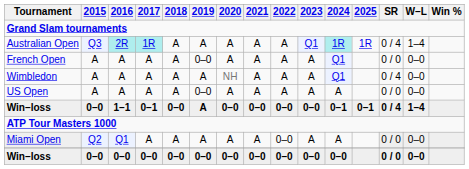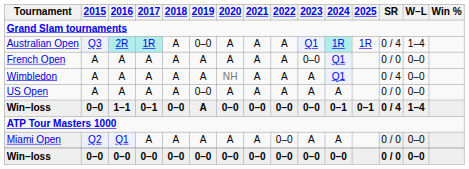(203, 44) A -> (203, 44) 0–0
(203, 60) 0–0 -> (203, 60) A
(311, 60) A -> (311, 60) 0–0
